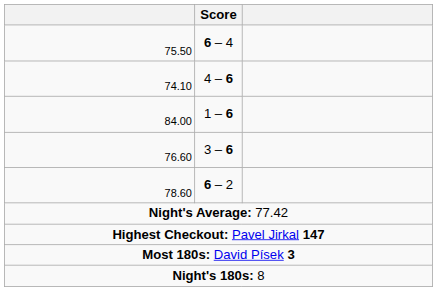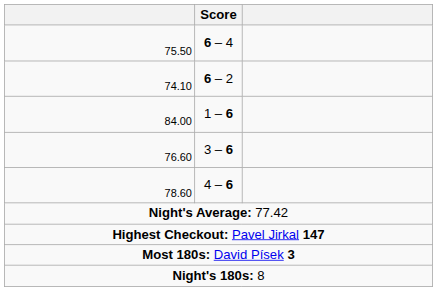(218, 78) 4 – 6 -> (218, 78) 6 – 2
(218, 185) 6 – 2 -> (218, 185) 4 – 6
